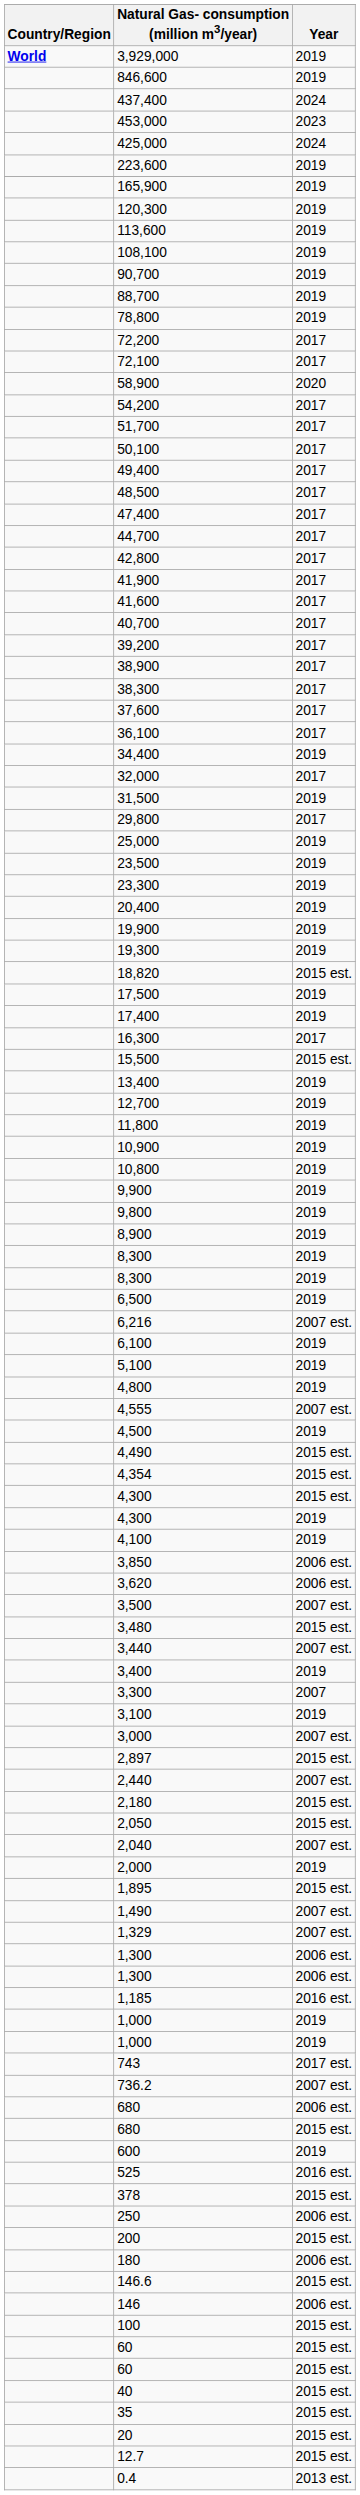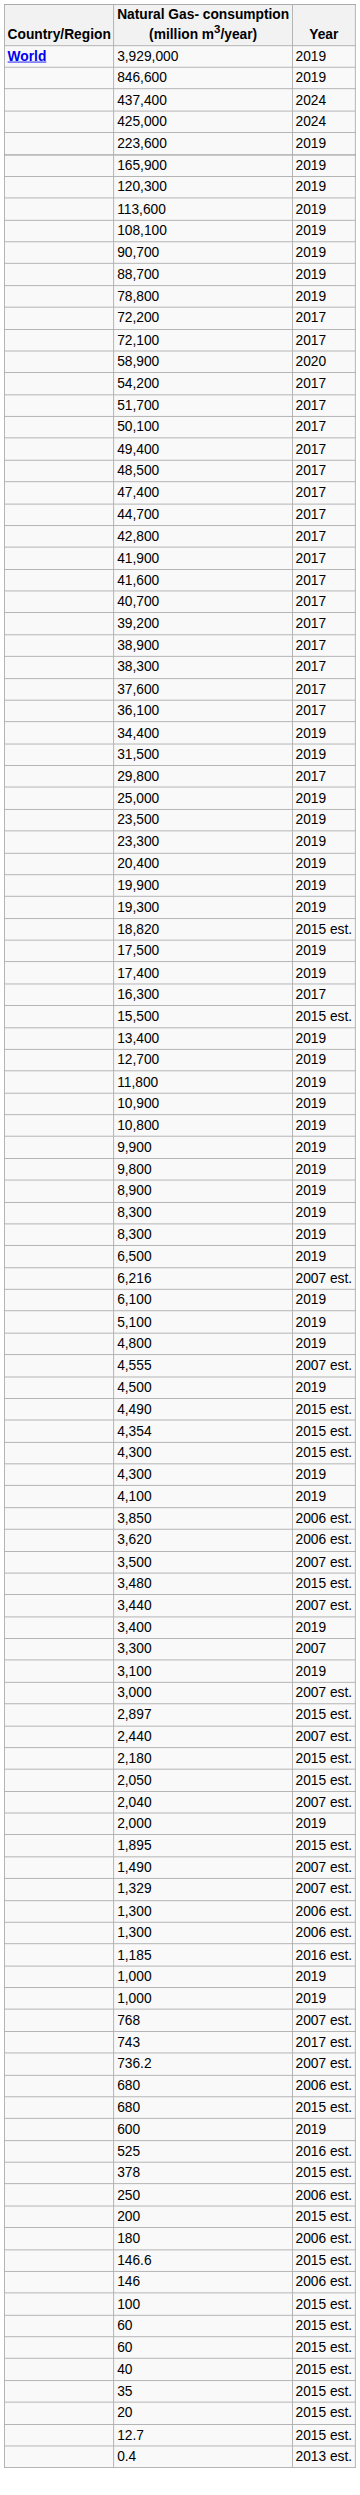- row: (142, 121)
- row: (138, 776)
+ row: (129, 2020)
